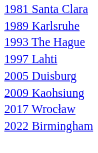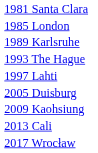+ row: (37, 25)
+ row: (28, 126)
- row: (49, 126)
